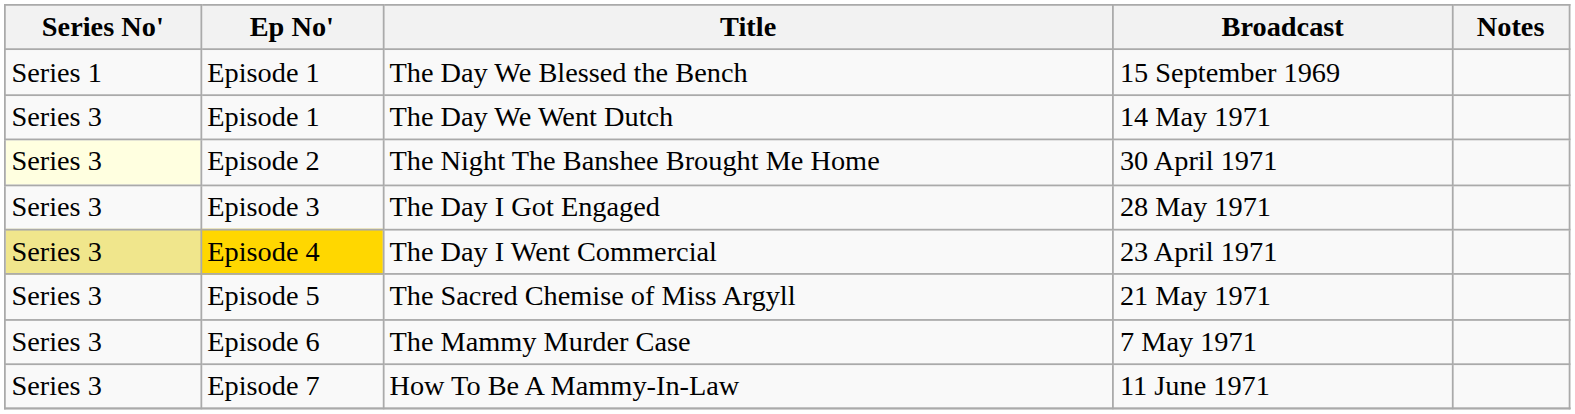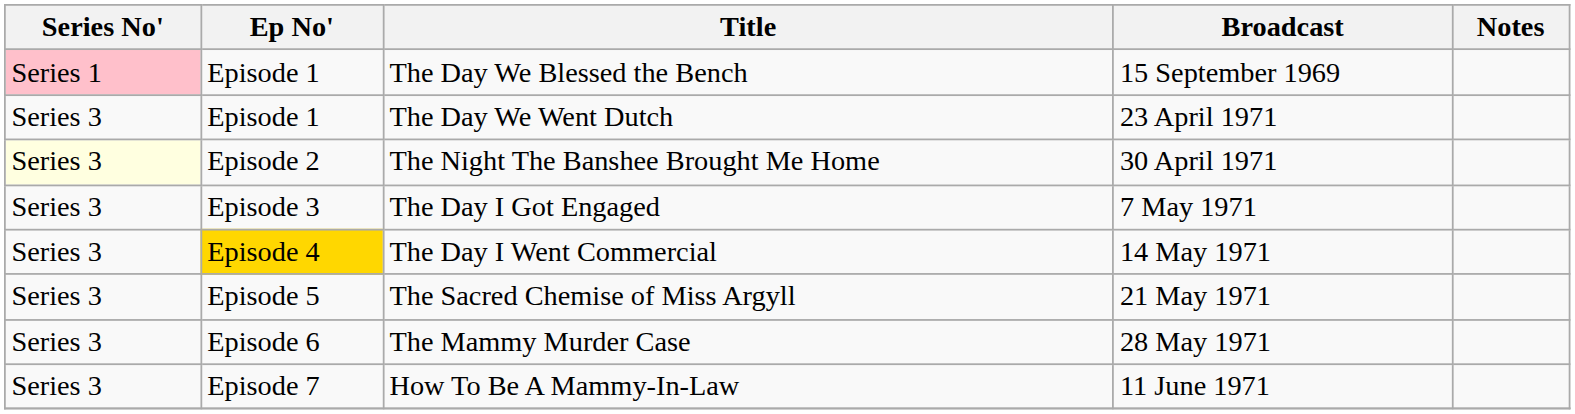(57, 71) no background -> (57, 71) pink background
(1195, 116) 14 May 1971 -> (1199, 116) 23 April 1971
(1195, 206) 28 May 1971 -> (1188, 206) 7 May 1971
(57, 251) khaki background -> (57, 251) no background
(1199, 251) 23 April 1971 -> (1195, 251) 14 May 1971
(1188, 341) 7 May 1971 -> (1195, 341) 28 May 1971
